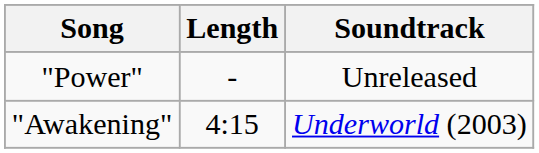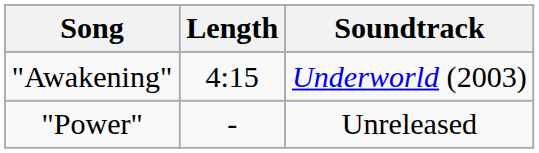rows swapped: (92, 123) <-> (92, 76)
